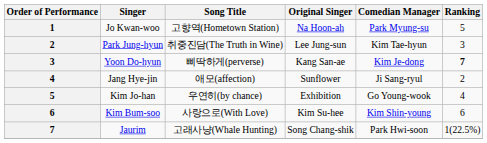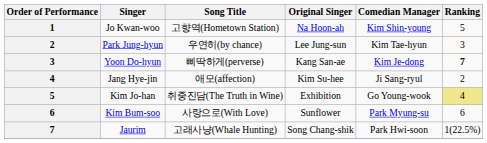(399, 28) Park Myung-su -> (399, 28) Kim Shin-young
(225, 44) 취중진담(The Truth in Wine) -> (225, 44) 우연히(by chance)
(320, 79) Sunflower -> (320, 79) Kim Su-hee
(225, 96) 우연히(by chance) -> (225, 96) 취중진담(The Truth in Wine)
(462, 96) no background -> (462, 96) khaki background
(320, 113) Kim Su-hee -> (320, 113) Sunflower
(399, 113) Kim Shin-young -> (399, 113) Park Myung-su
